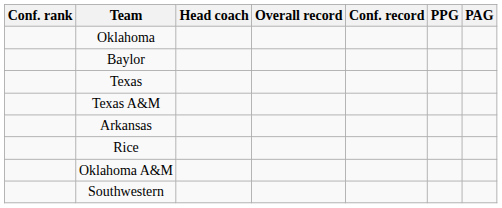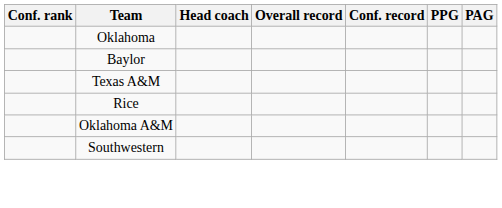- row: (126, 81)
- row: (126, 125)
